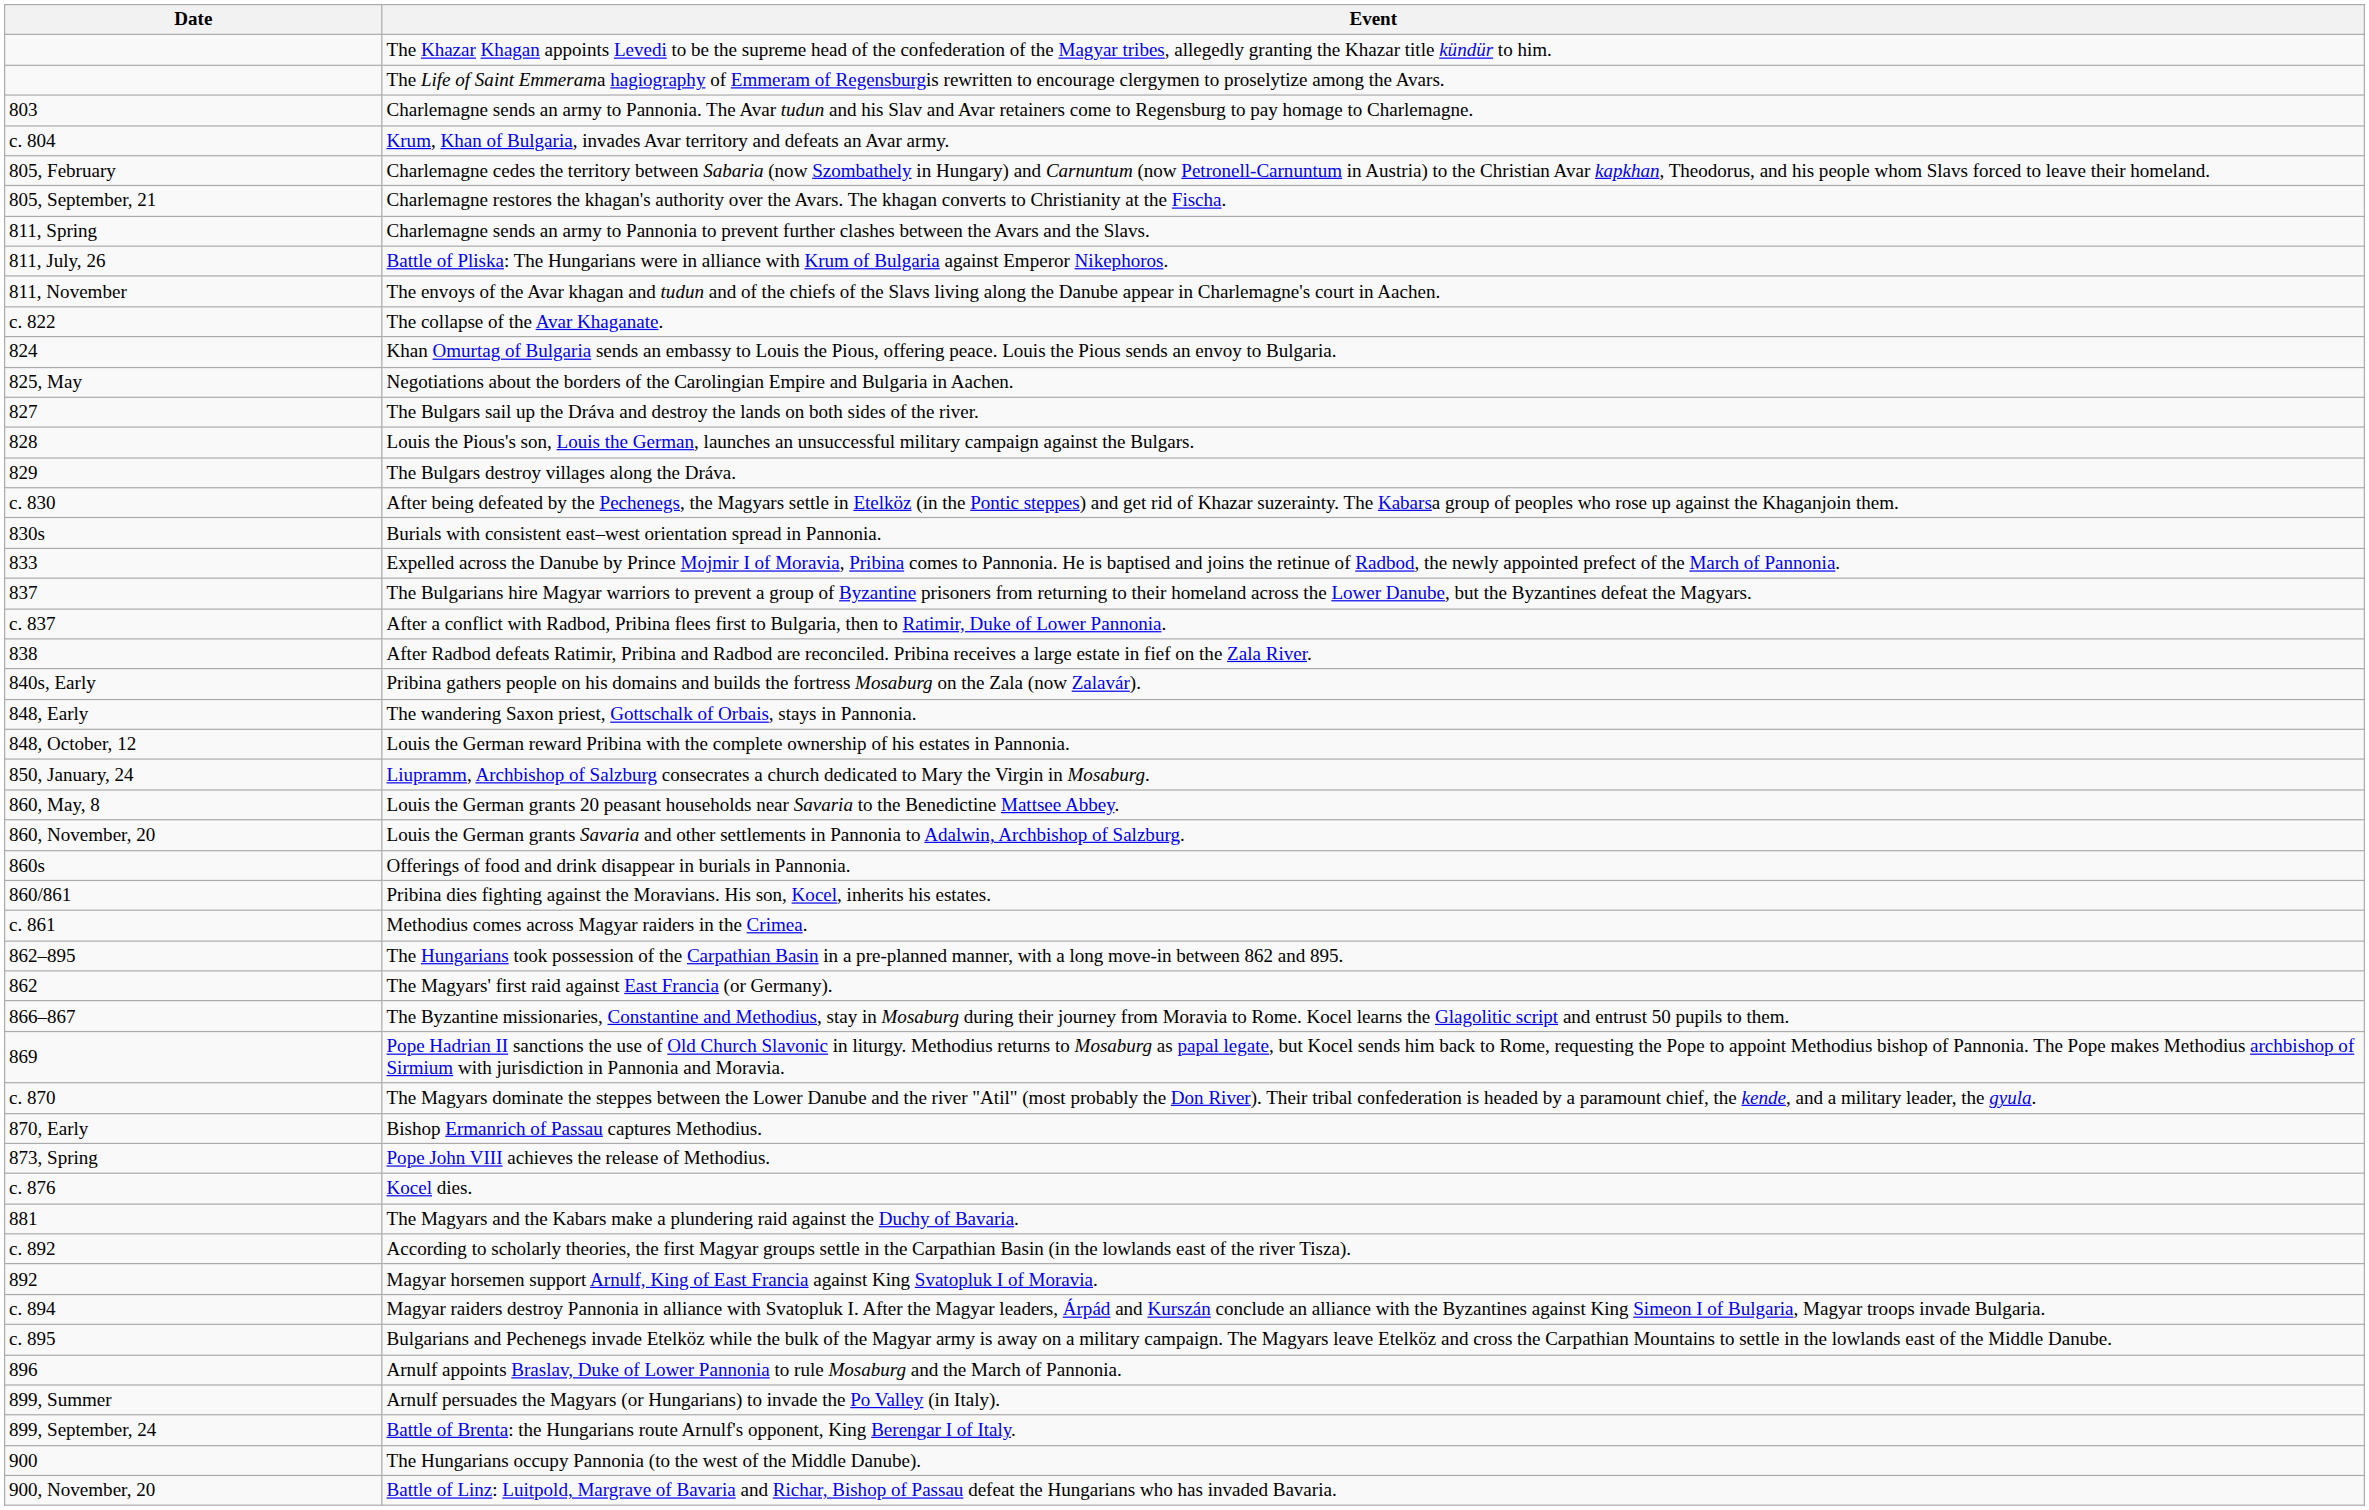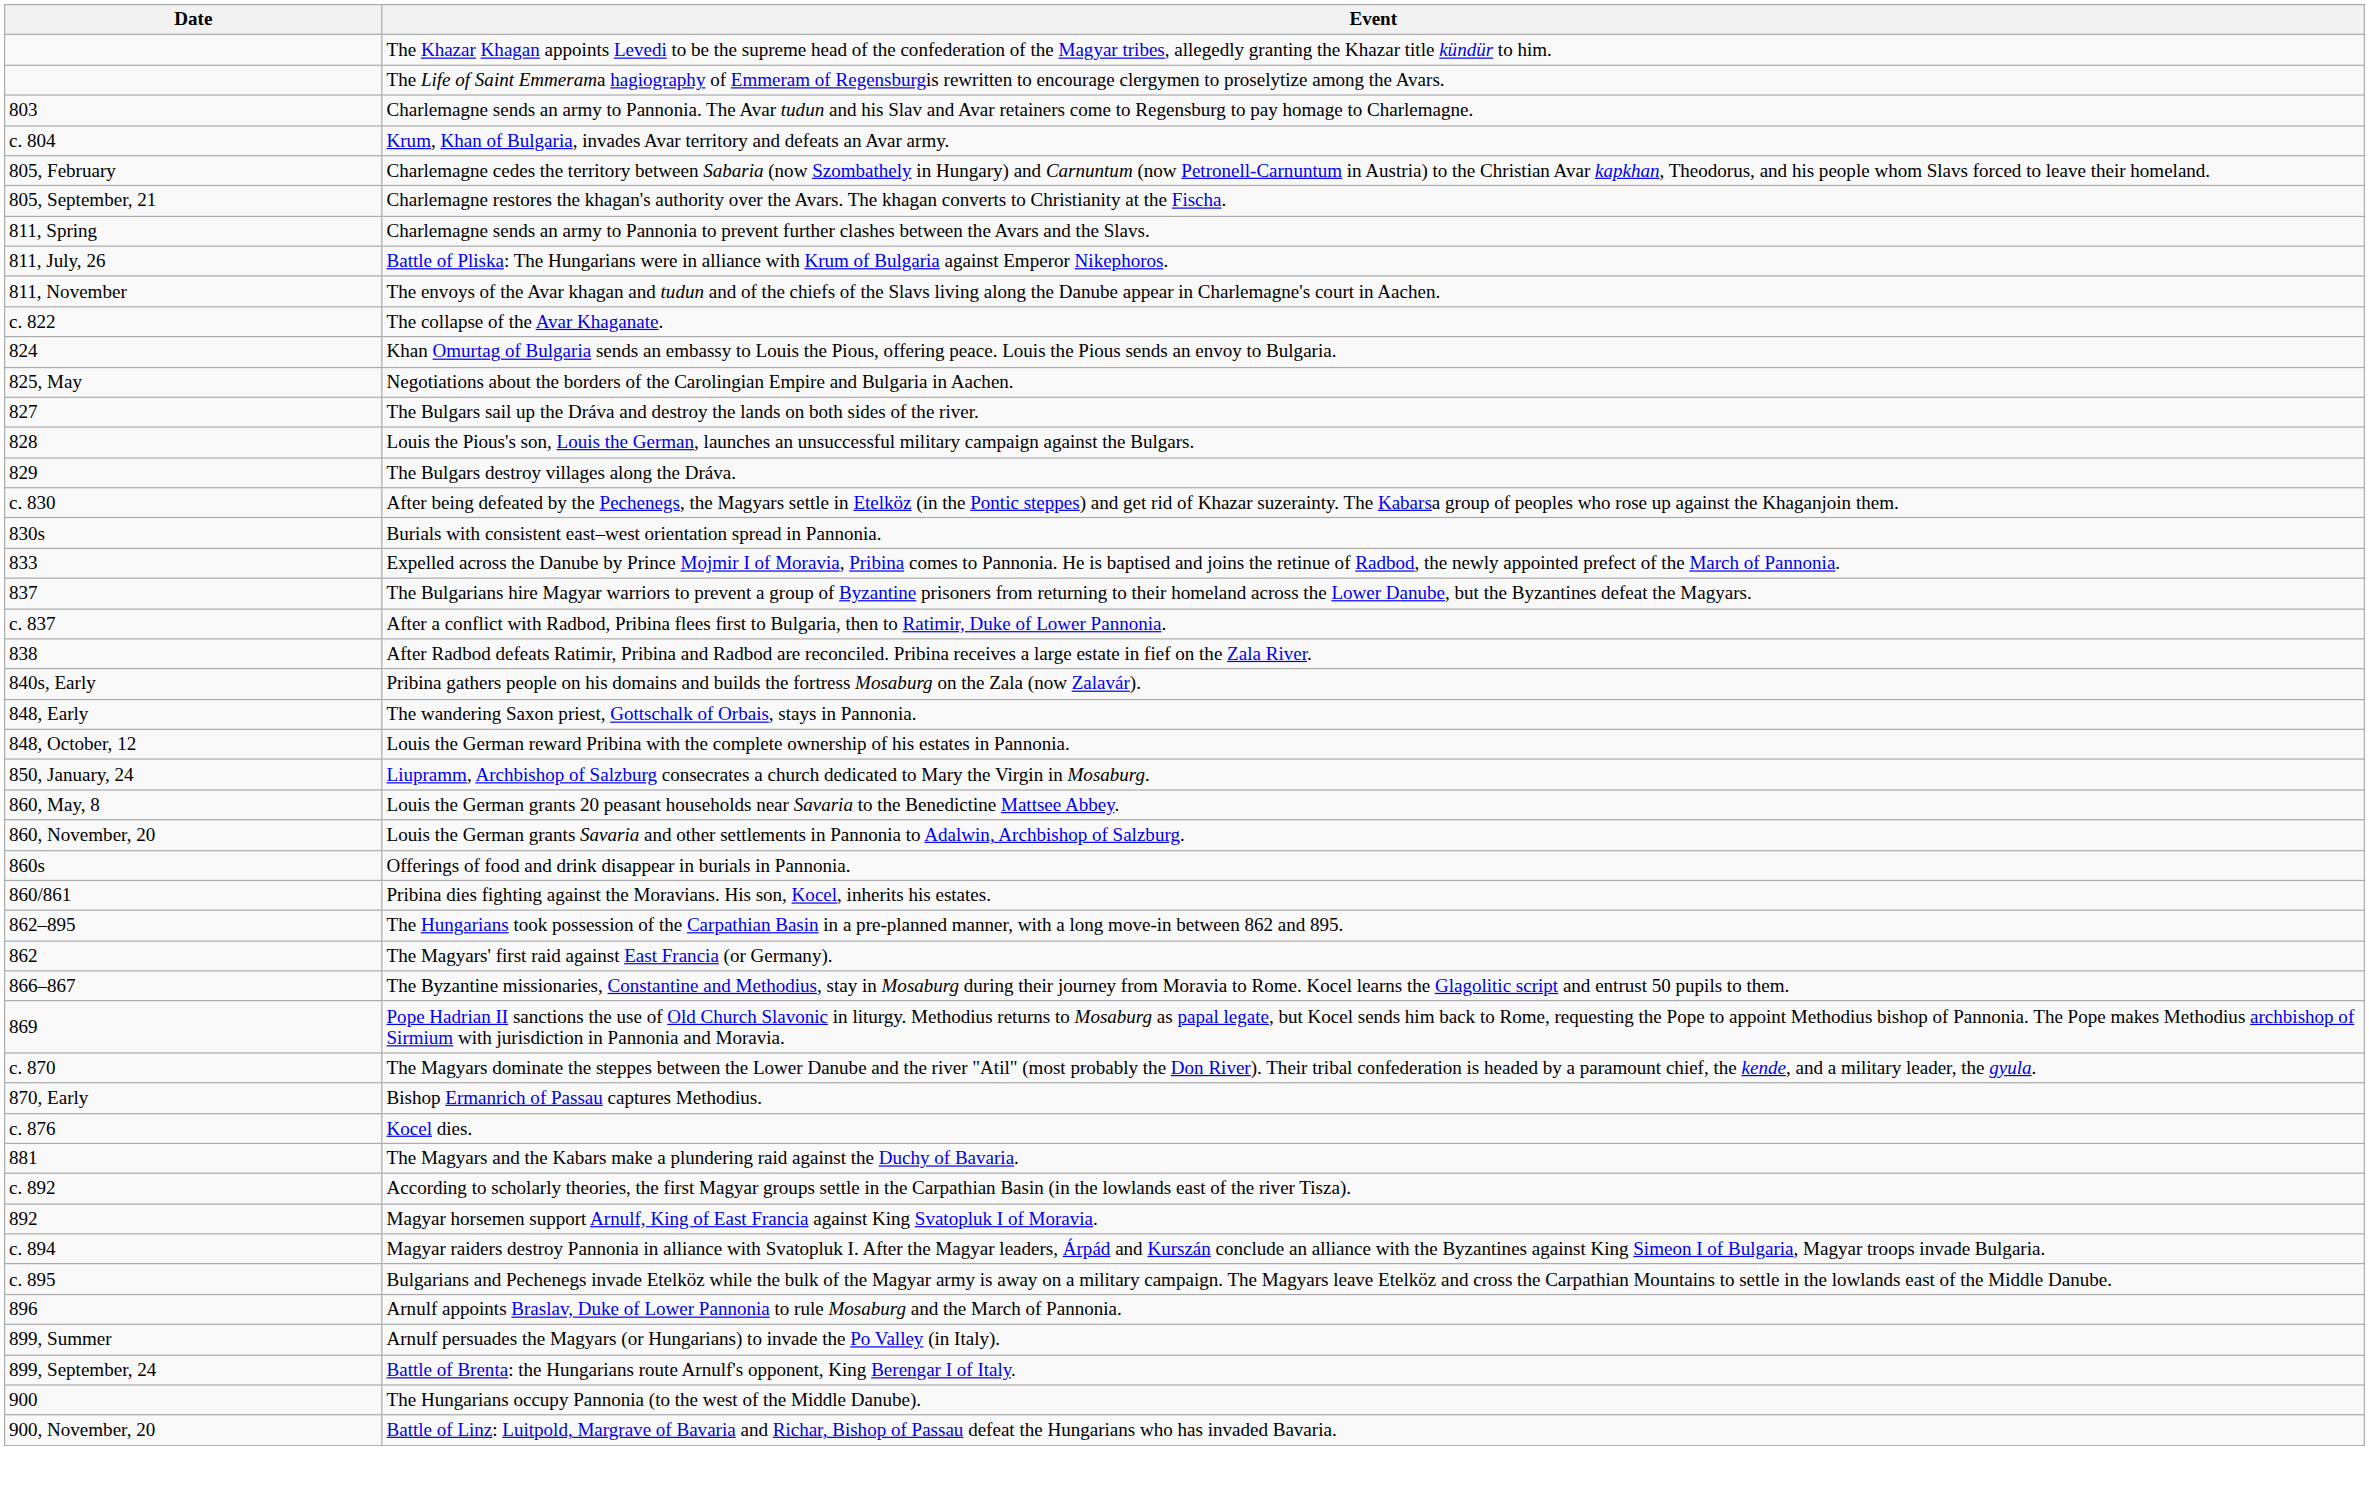- row: (597, 925)
- row: (578, 1158)
